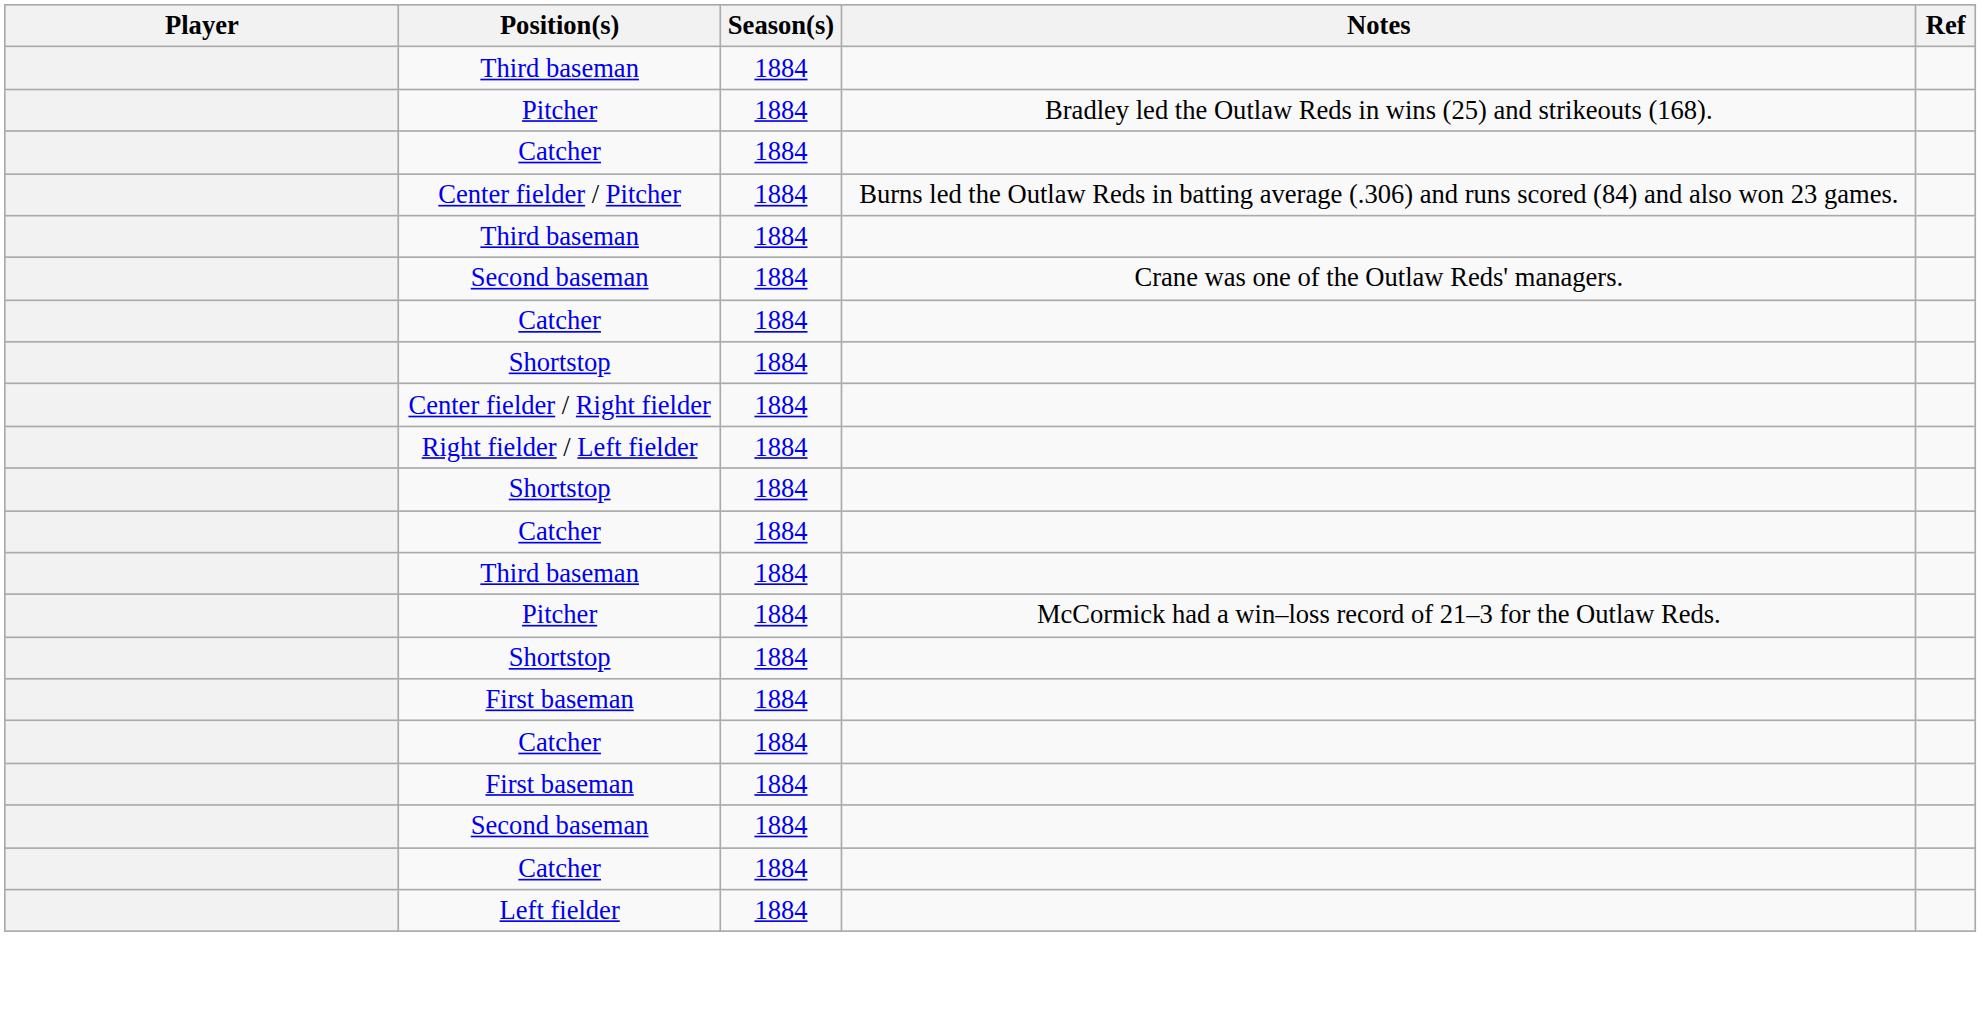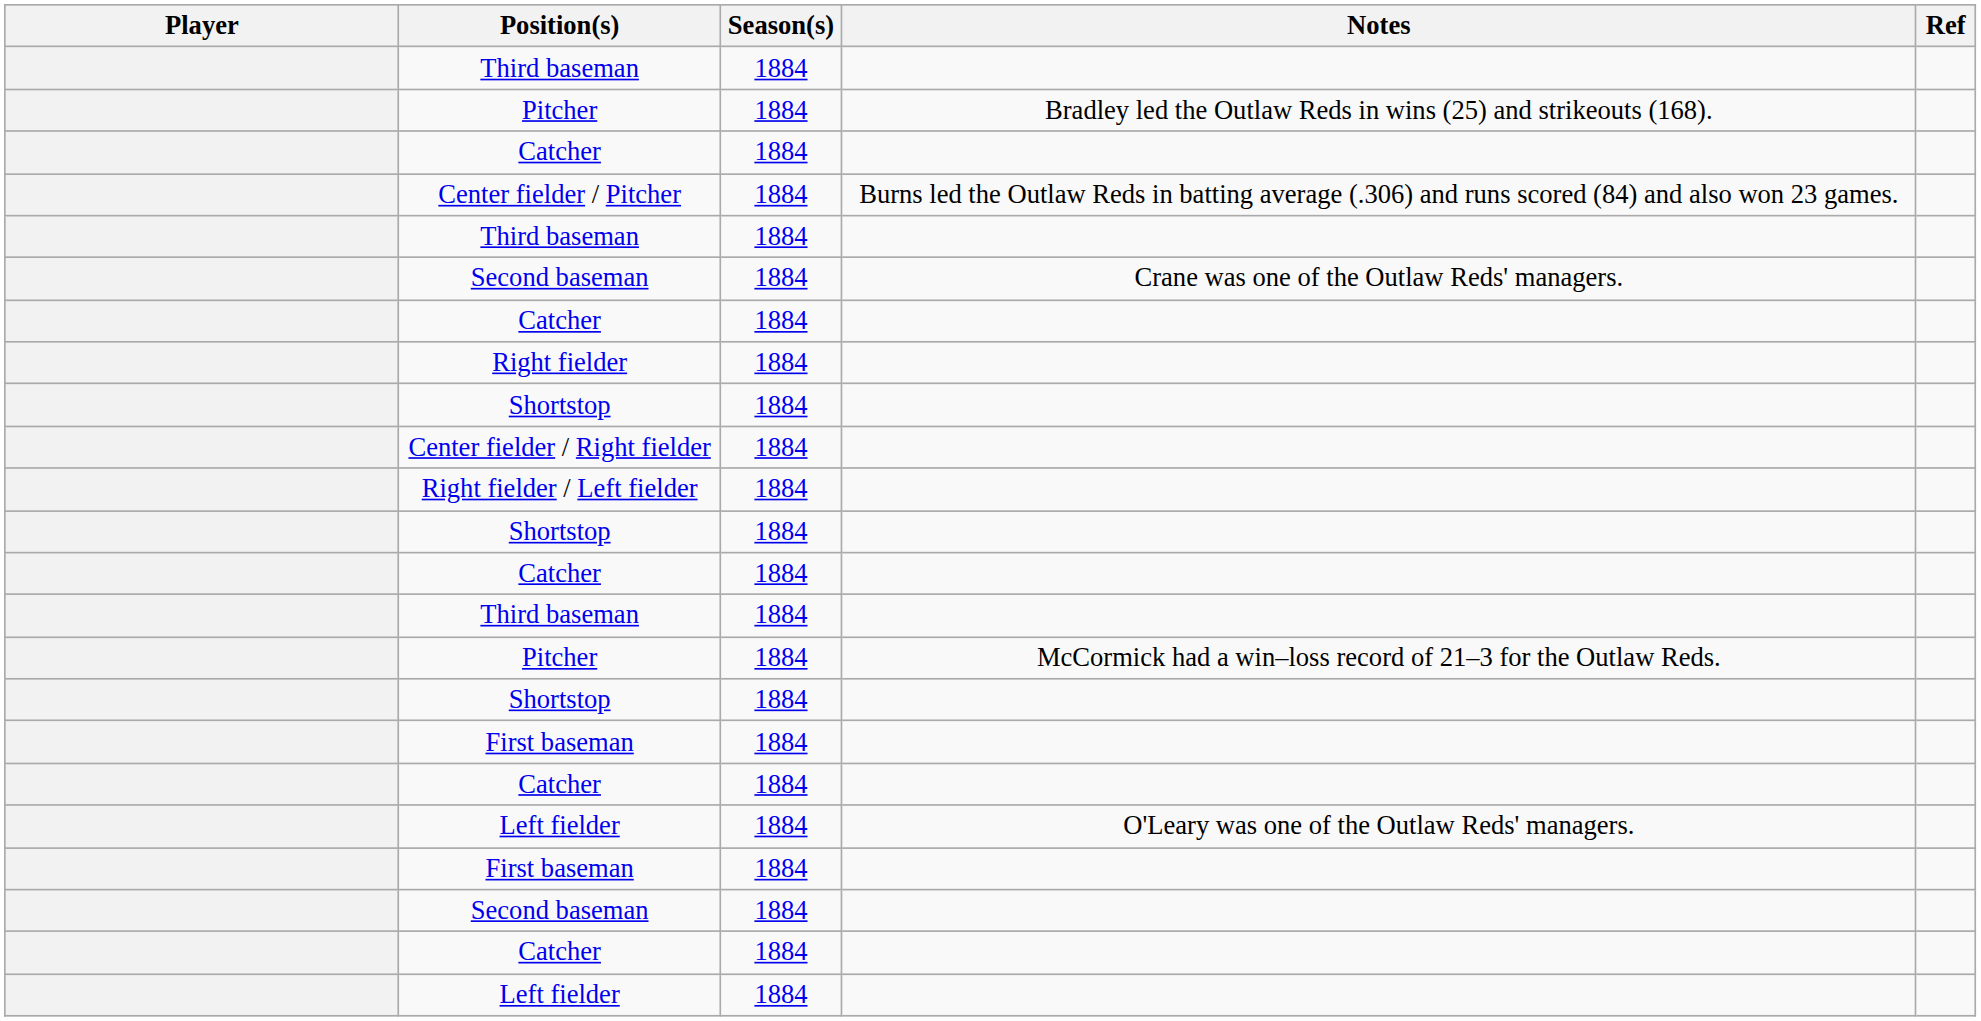+ row: (560, 362)
+ row: (560, 825)
